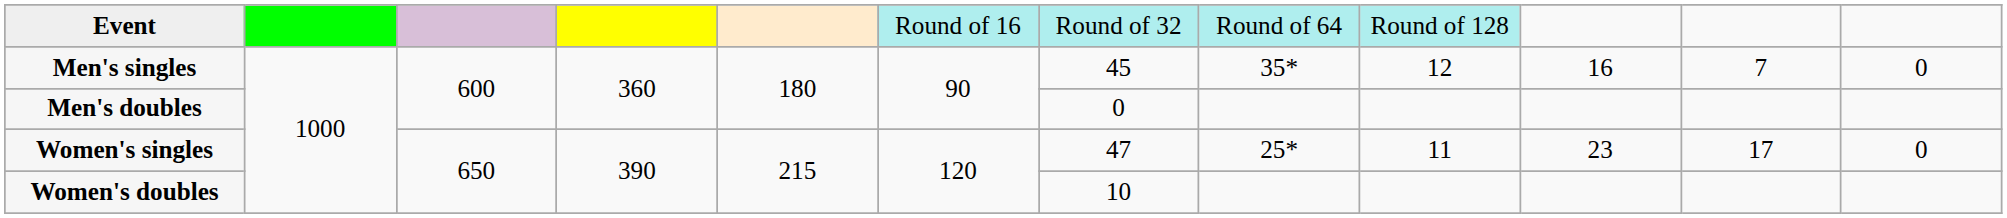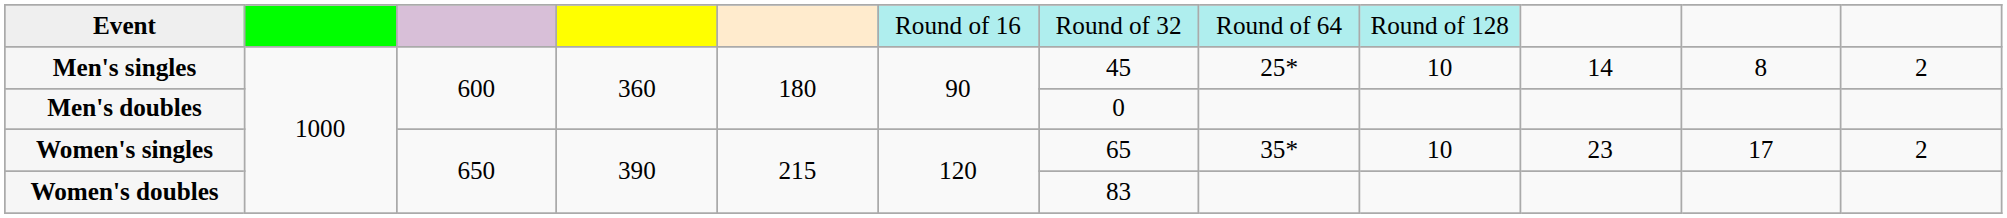(1279, 67) 35* -> (1279, 67) 25*
(1440, 67) 12 -> (1440, 67) 10
(1600, 67) 16 -> (1600, 67) 14
(1761, 67) 7 -> (1761, 67) 8
(1921, 67) 0 -> (1921, 67) 2
(1119, 150) 47 -> (1119, 150) 65
(1279, 150) 25* -> (1279, 150) 35*
(1440, 150) 11 -> (1440, 150) 10
(1921, 150) 0 -> (1921, 150) 2
(1119, 191) 10 -> (1119, 191) 83
